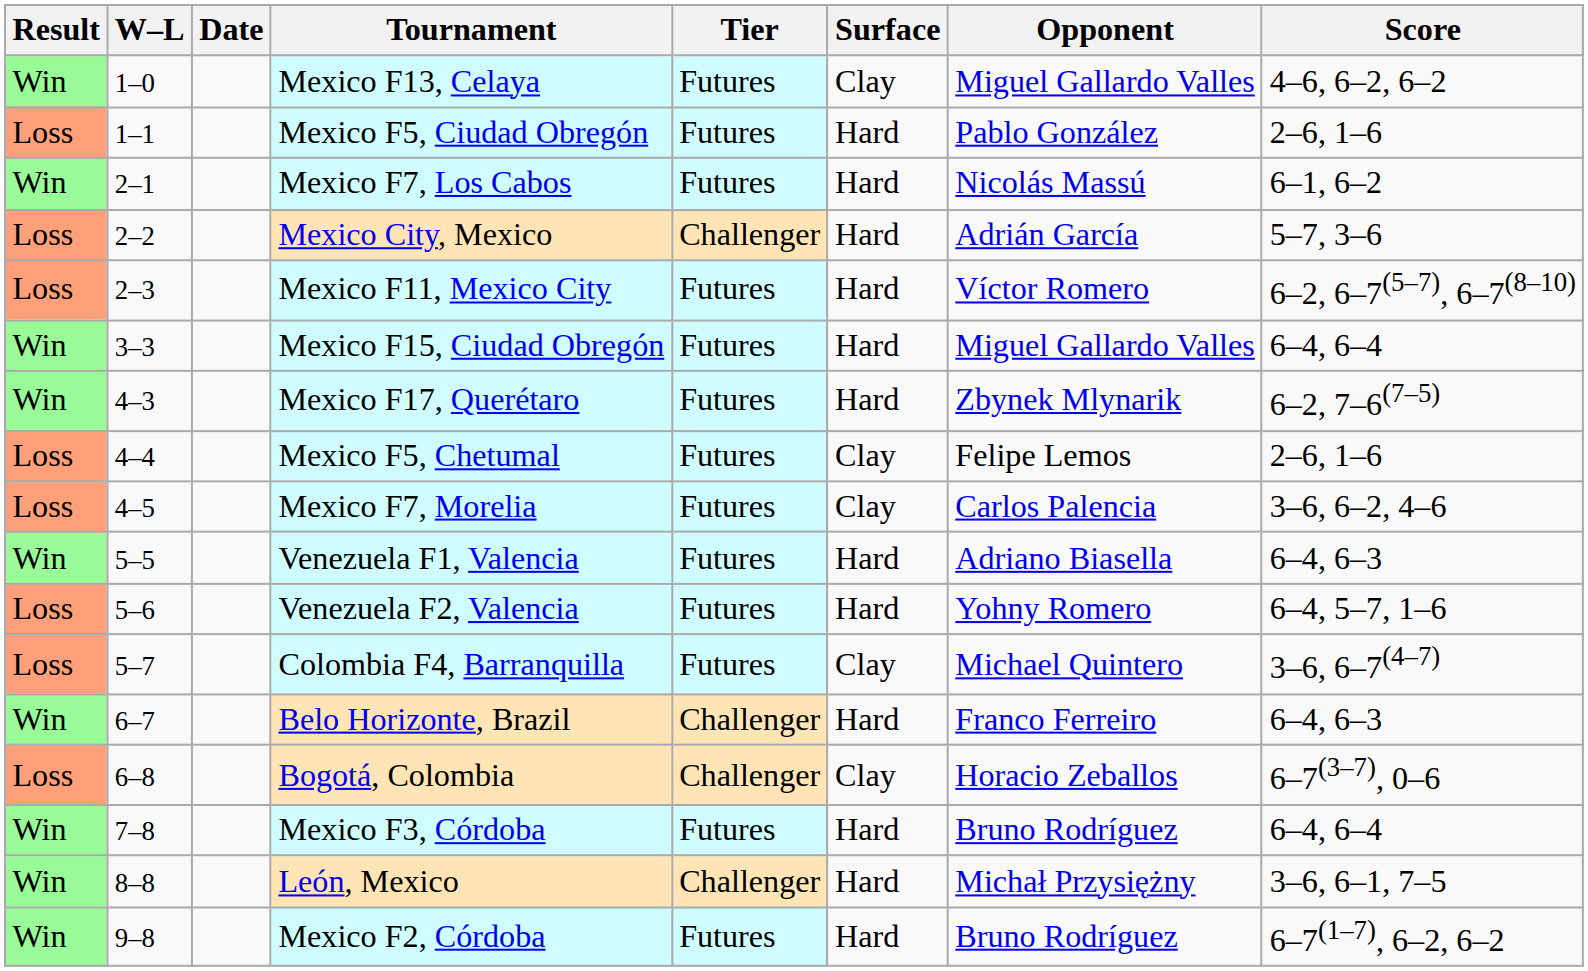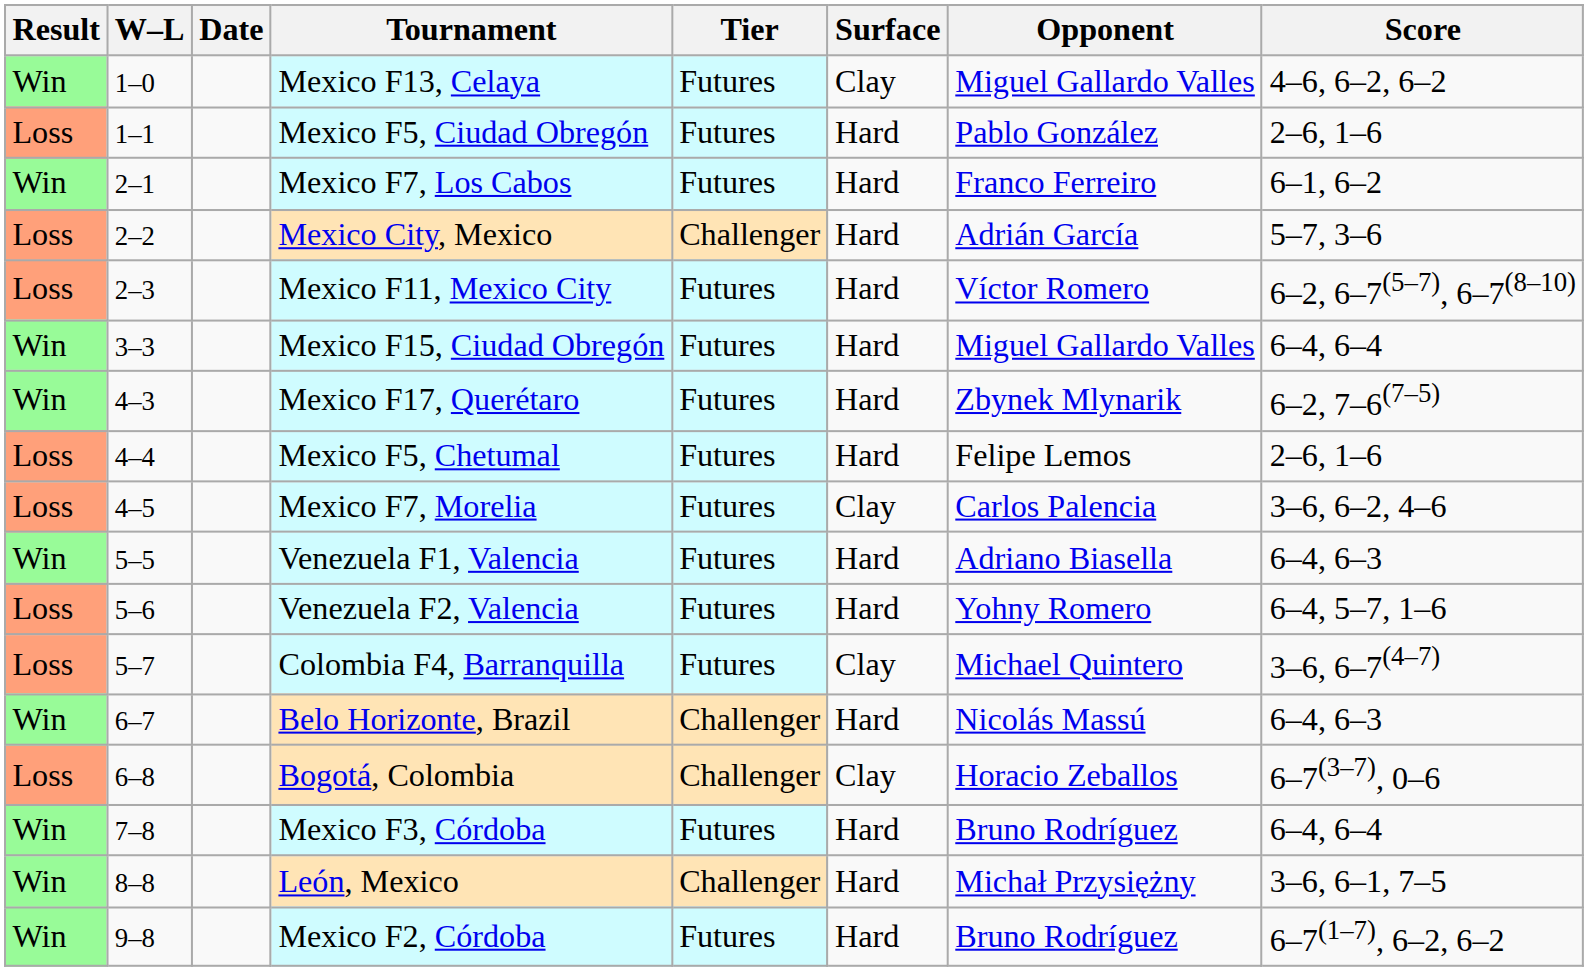(1050, 183) Nicolás Massú -> (1056, 183) Franco Ferreiro
(865, 455) Clay -> (867, 455) Hard
(1056, 719) Franco Ferreiro -> (1050, 719) Nicolás Massú
